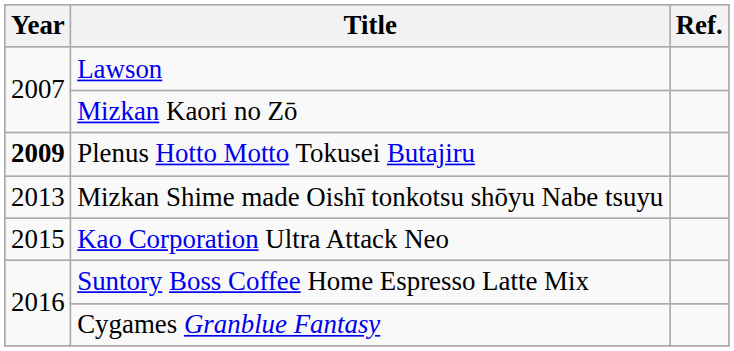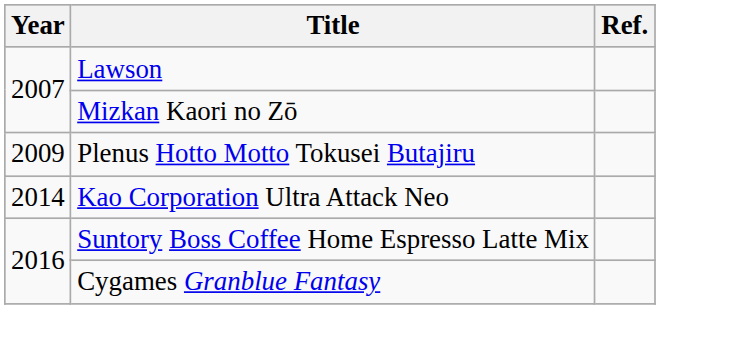(38, 153) bold -> (38, 153) normal
- row: (370, 196)
(38, 238) 2015 -> (38, 196) 2014
